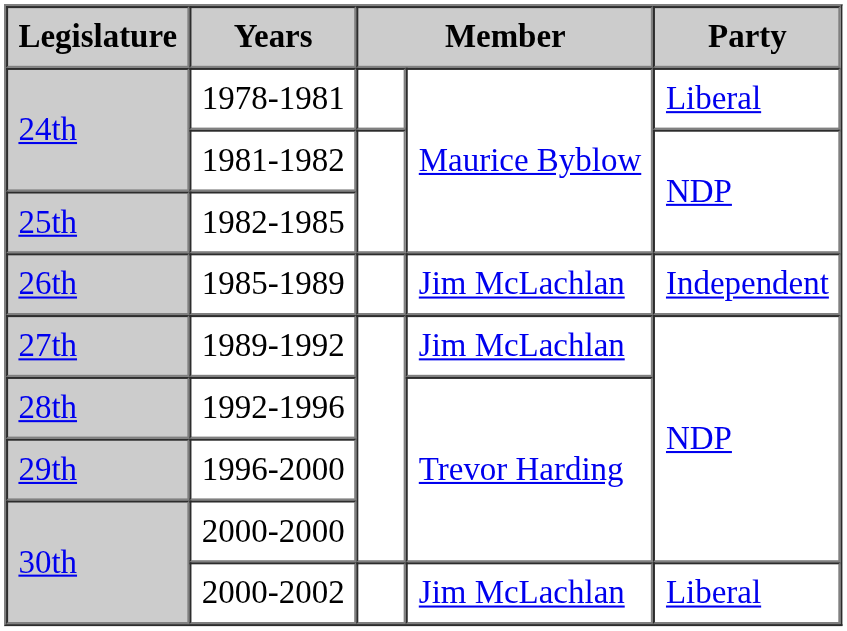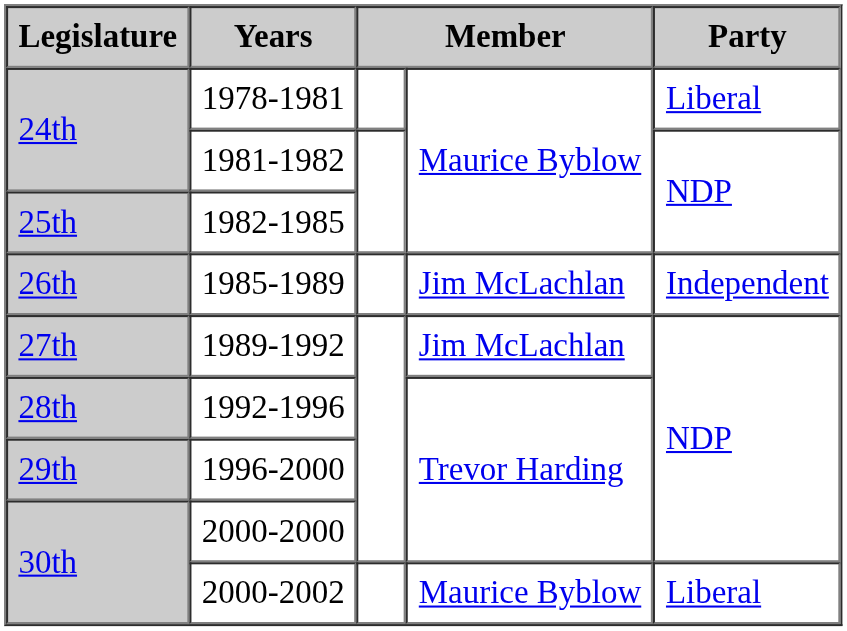(522, 592) Jim McLachlan -> (530, 592) Maurice Byblow
